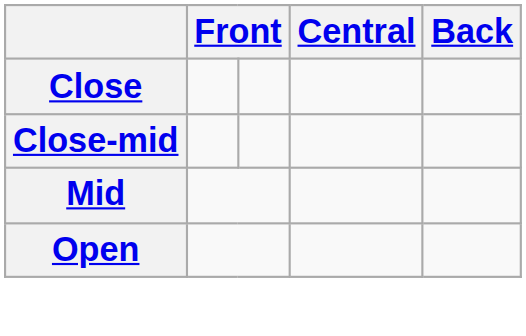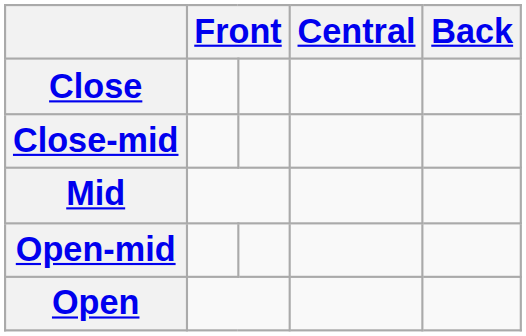+ row: (96, 248)
